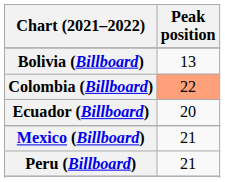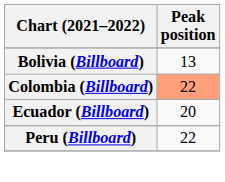- row: (81, 138)
(188, 163) 21 -> (188, 138) 22
